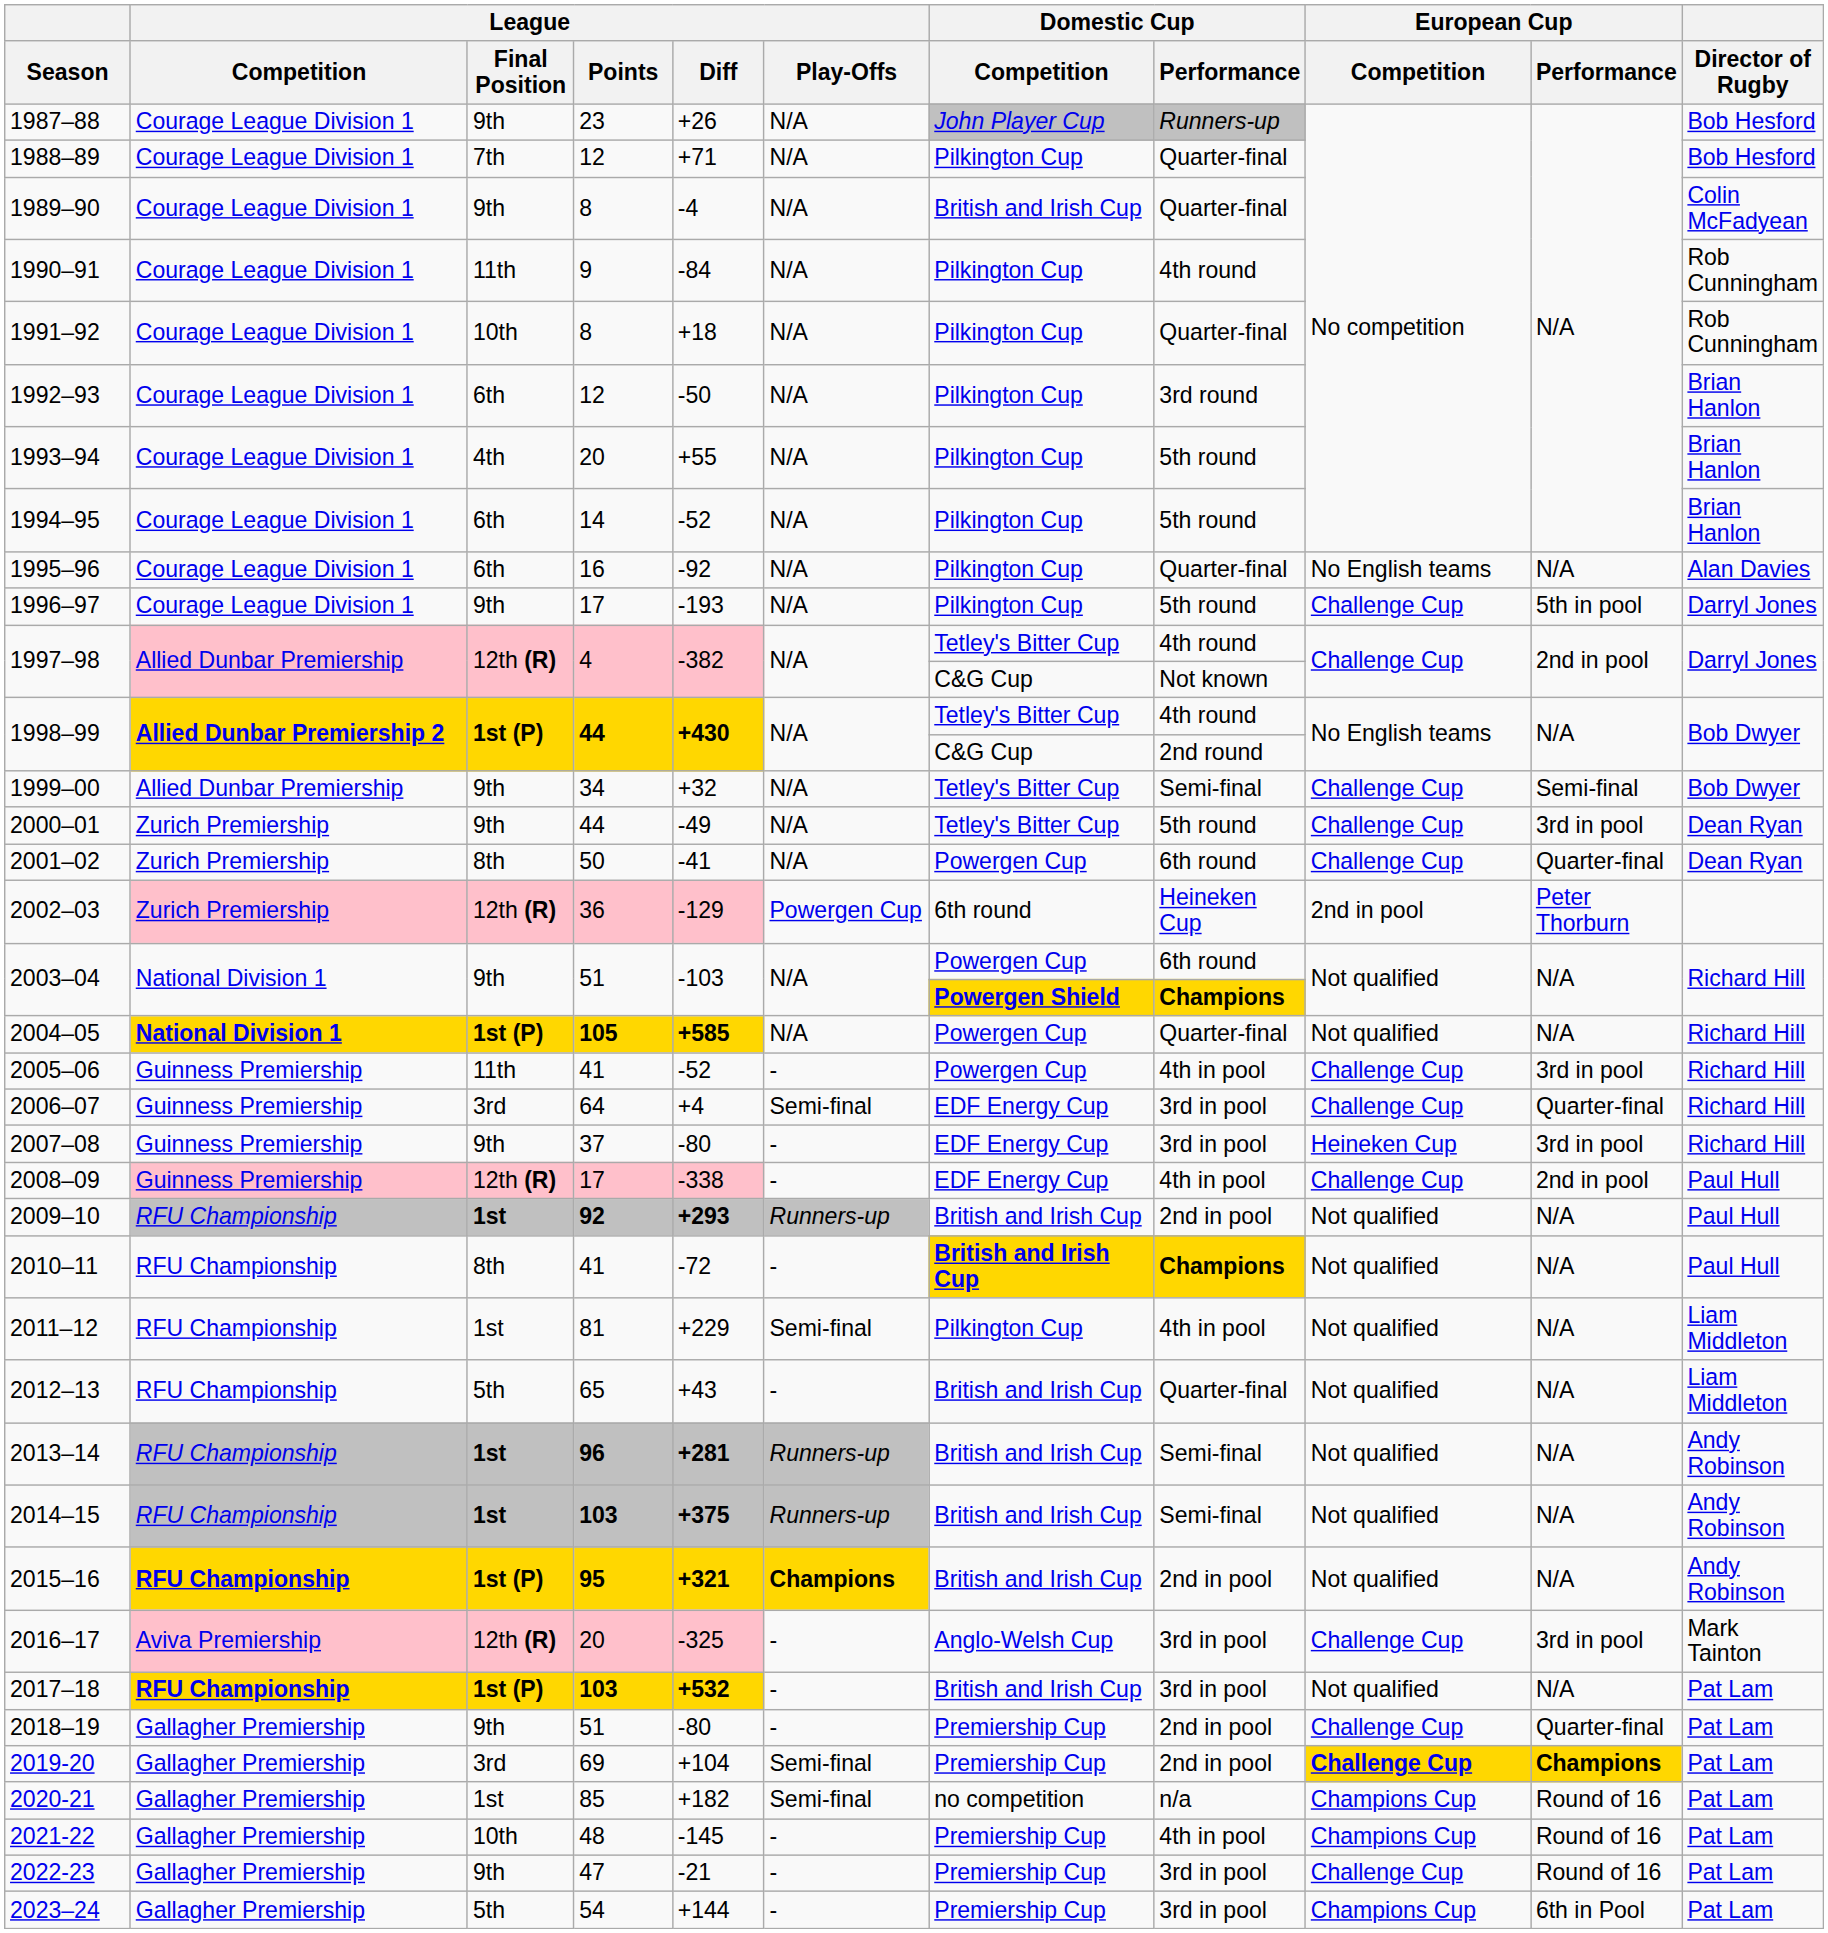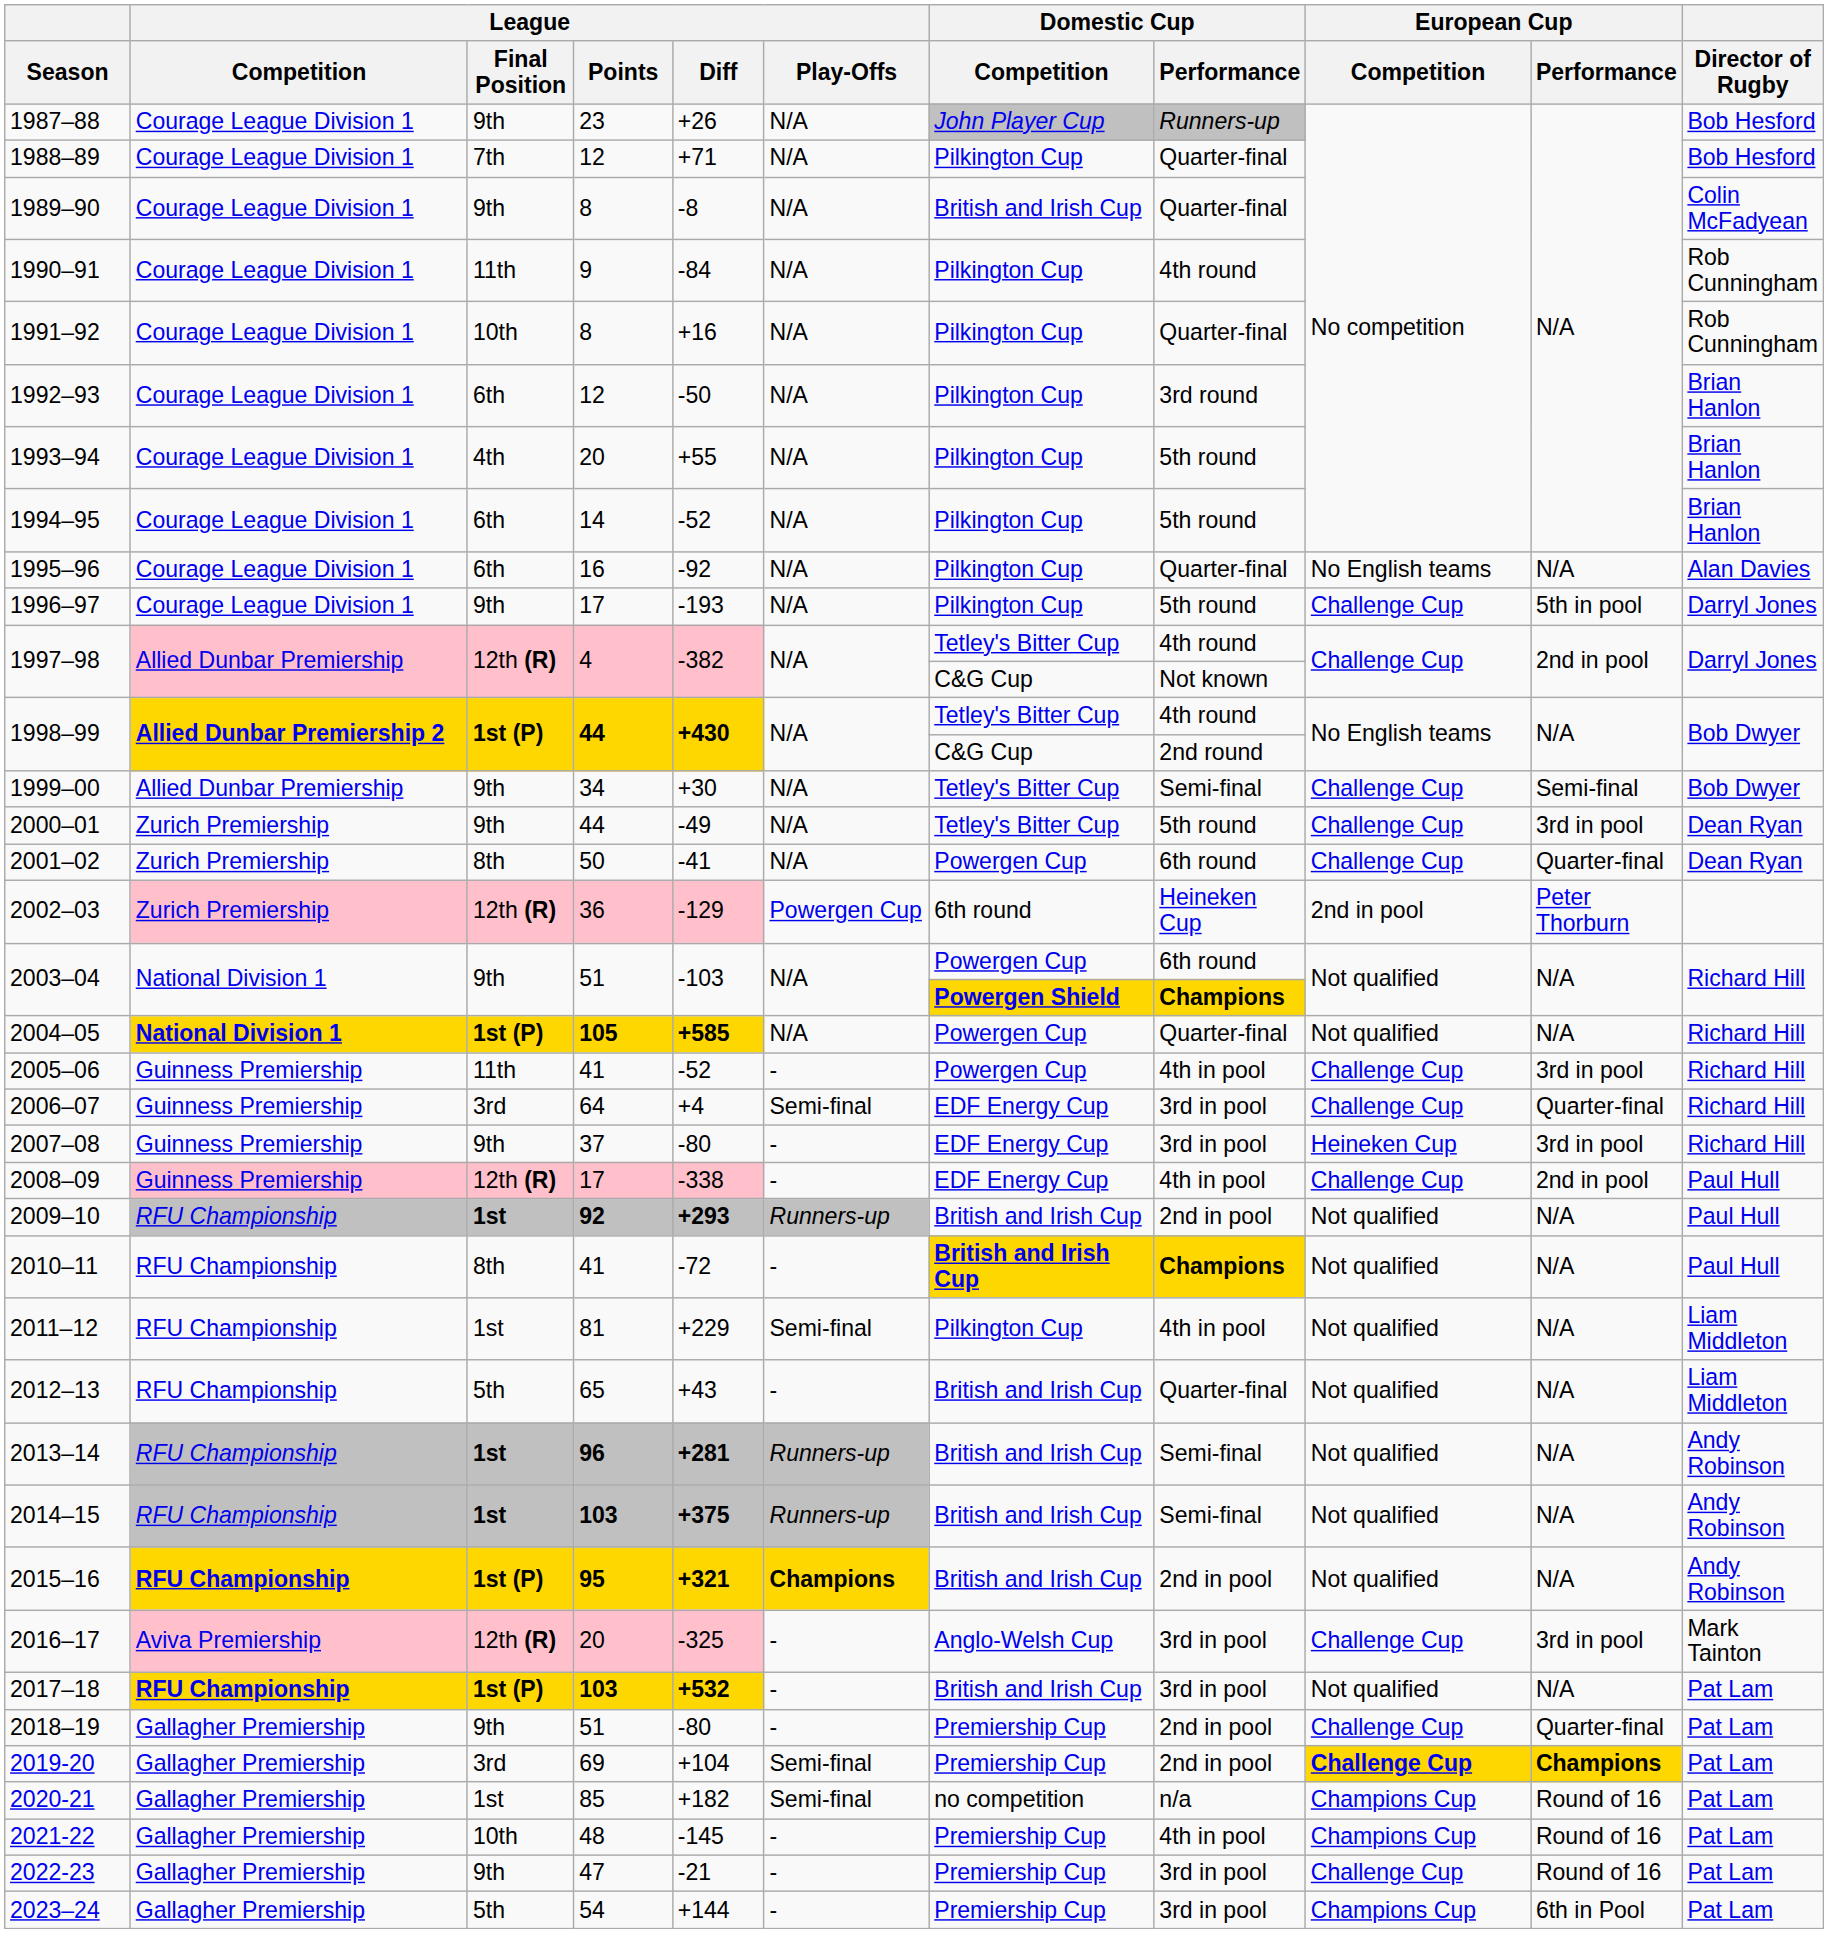(688, 207) -4 -> (688, 207) -8
(697, 332) +18 -> (697, 332) +16
(697, 788) +32 -> (697, 788) +30
